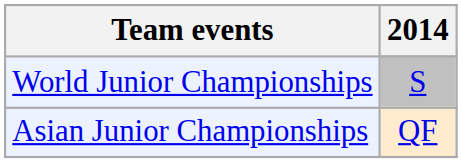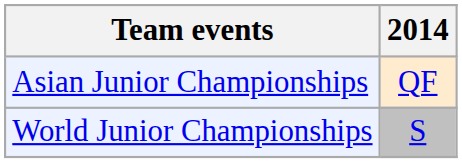rows swapped: (190, 131) <-> (192, 81)
